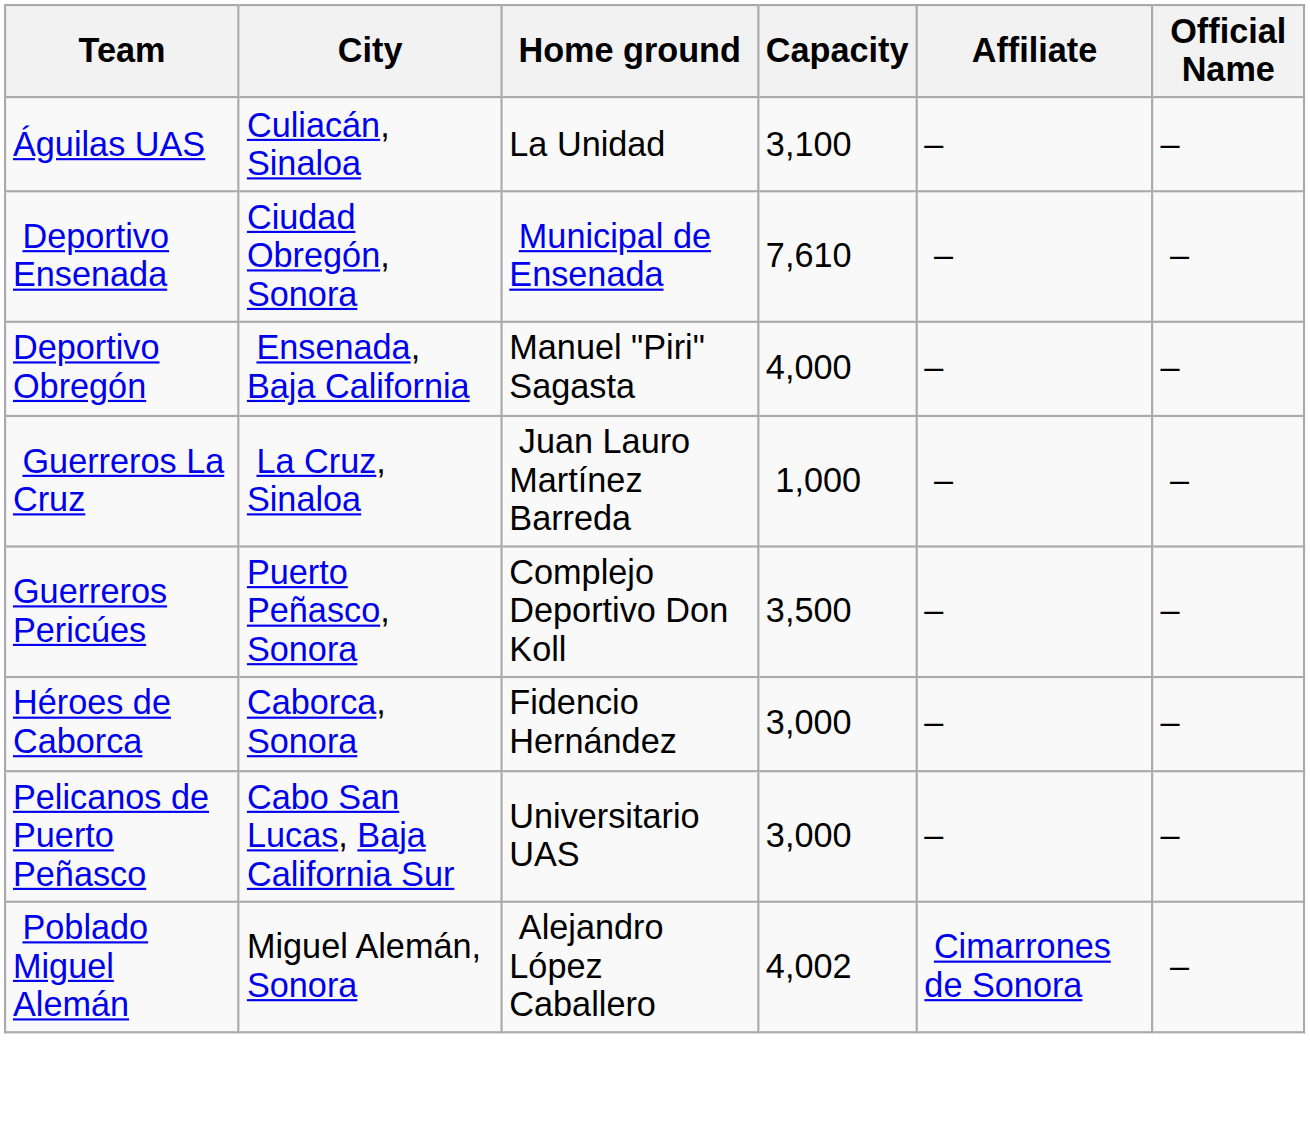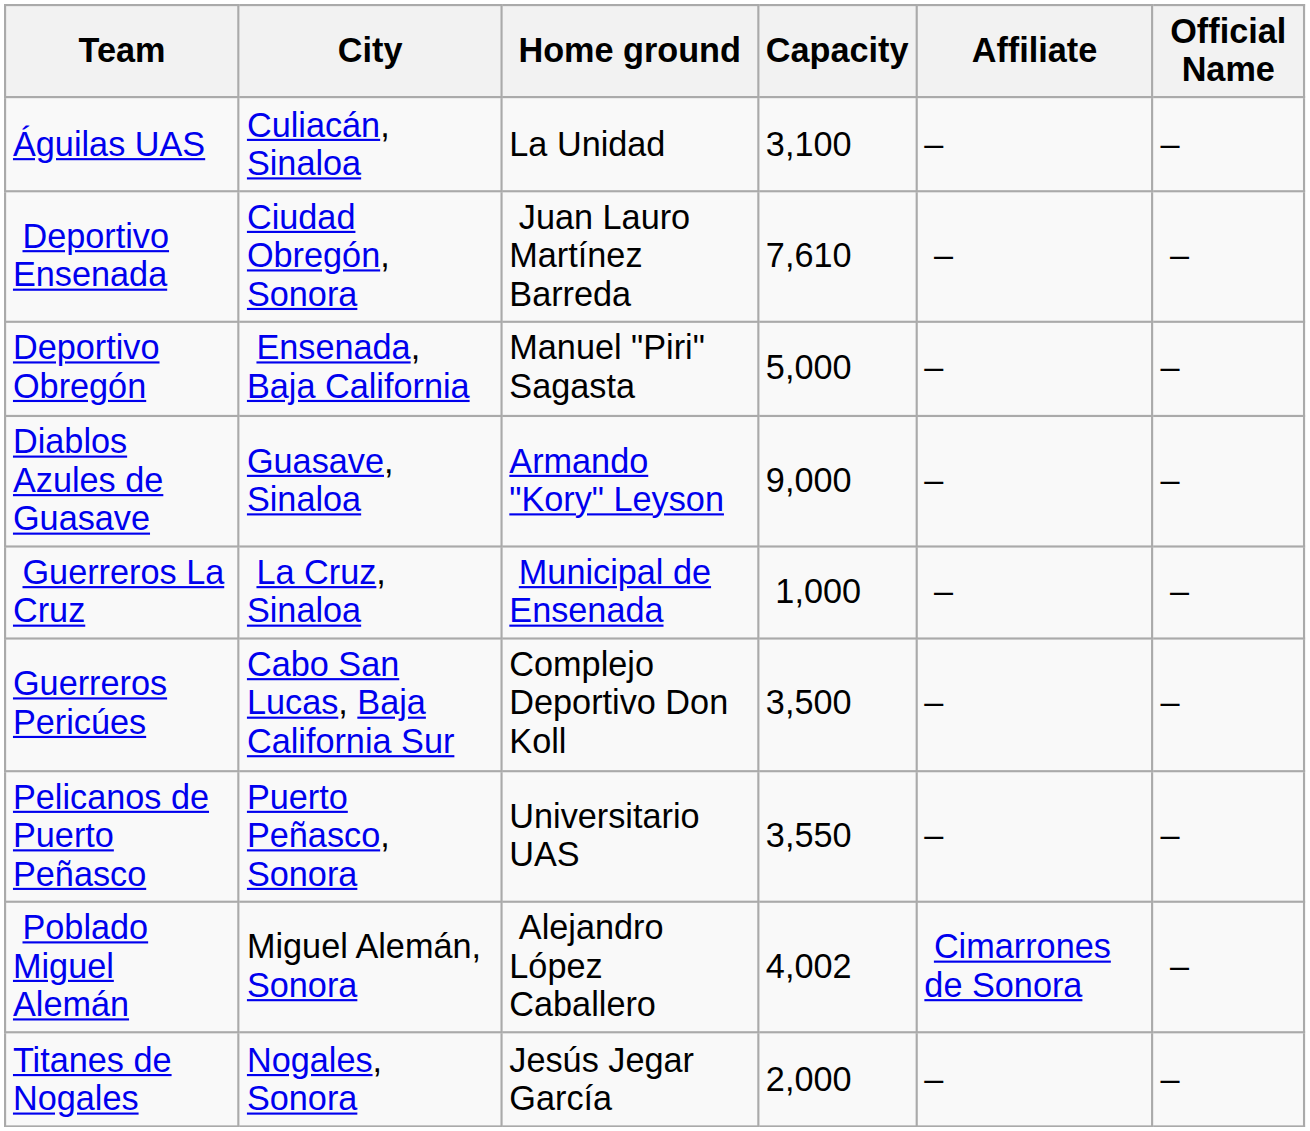(610, 255) Municipal de Ensenada -> (600, 255) Juan Lauro Martínez Barreda
(809, 367) 4,000 -> (809, 367) 5,000
+ row: (88, 479)
(600, 479) Juan Lauro Martínez Barreda -> (610, 592) Municipal de Ensenada
(318, 611) Puerto Peñasco, Sonora -> (351, 704) Cabo San Lucas, Baja California Sur
- row: (92, 723)
(351, 835) Cabo San Lucas, Baja California Sur -> (318, 835) Puerto Peñasco, Sonora
(809, 835) 3,000 -> (809, 835) 3,550
+ row: (92, 1078)
